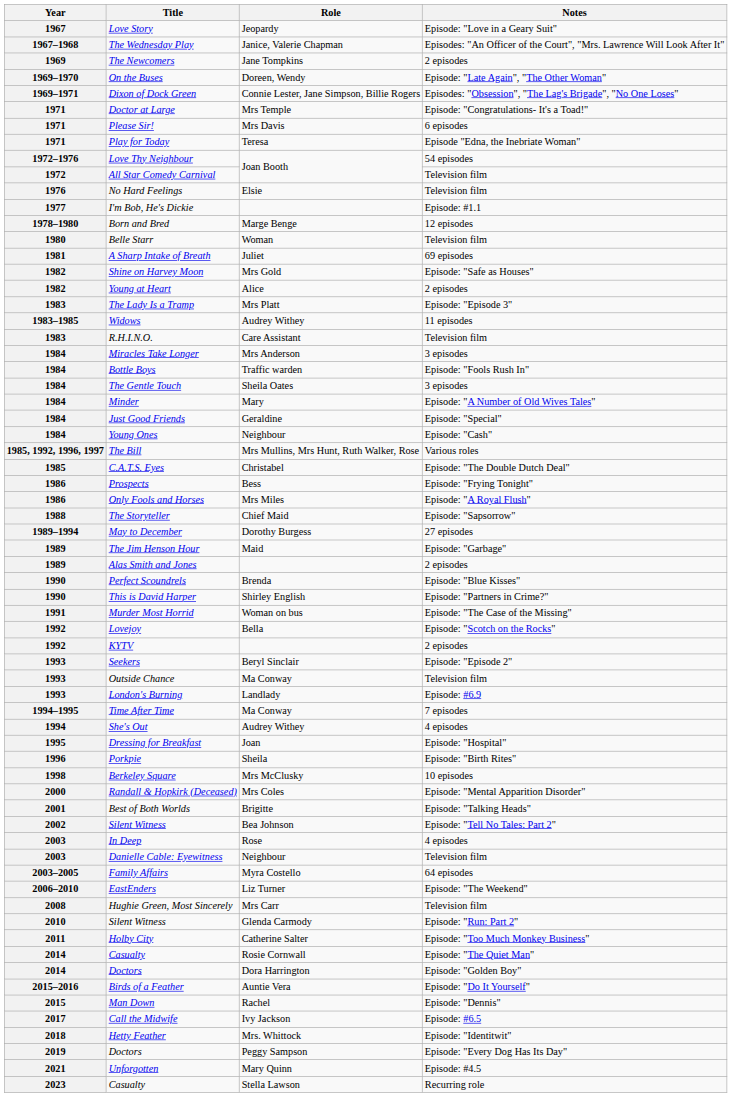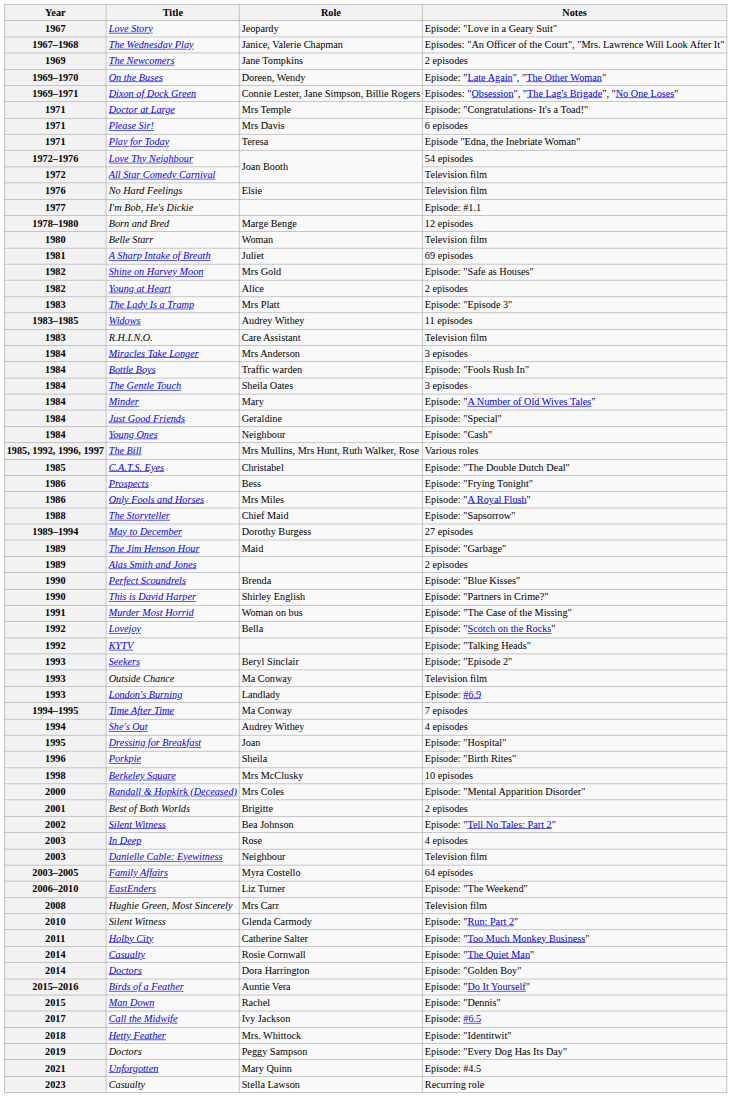(446, 645) 2 episodes -> (478, 645) Episode: "Talking Heads"
(478, 808) Episode: "Talking Heads" -> (446, 808) 2 episodes
